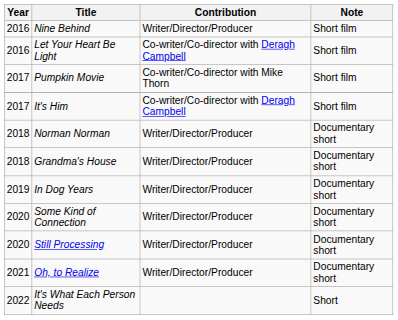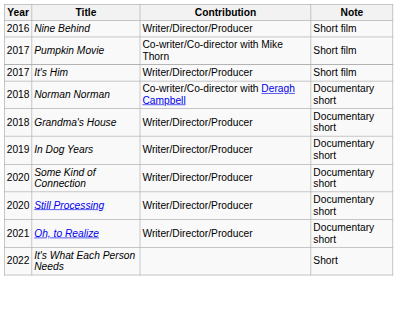- row: (75, 50)
(219, 106) Co-writer/Co-director with Deragh Campbell -> (197, 72) Writer/Director/Producer
(197, 134) Writer/Director/Producer -> (219, 94) Co-writer/Co-director with Deragh Campbell
